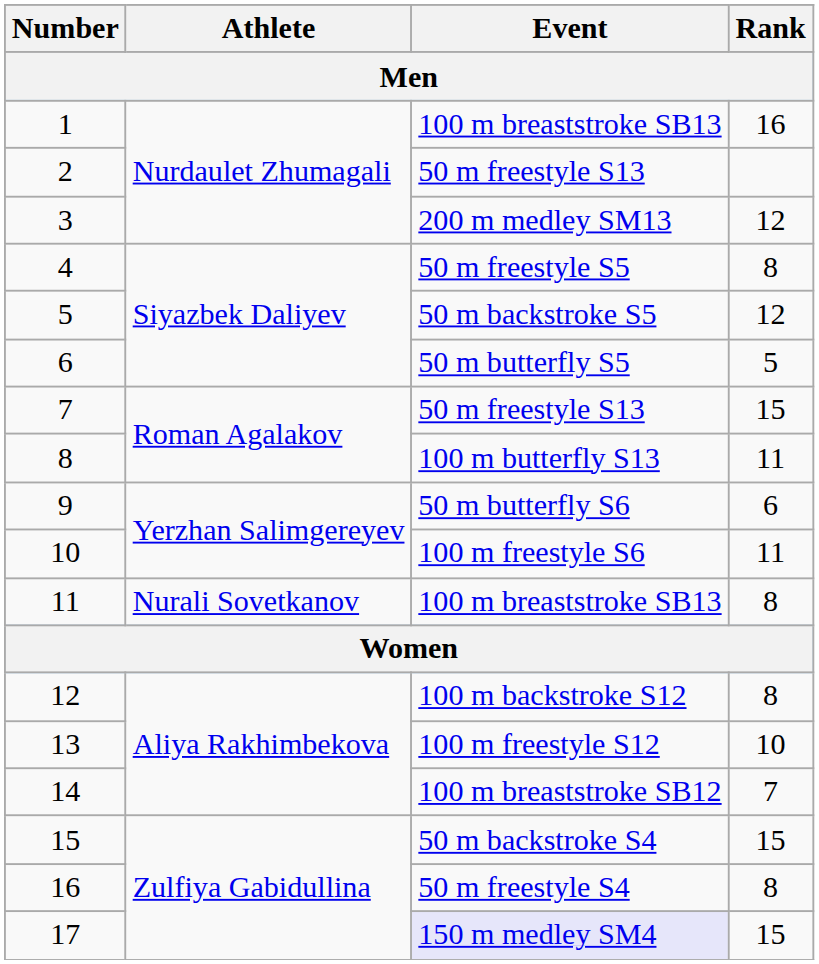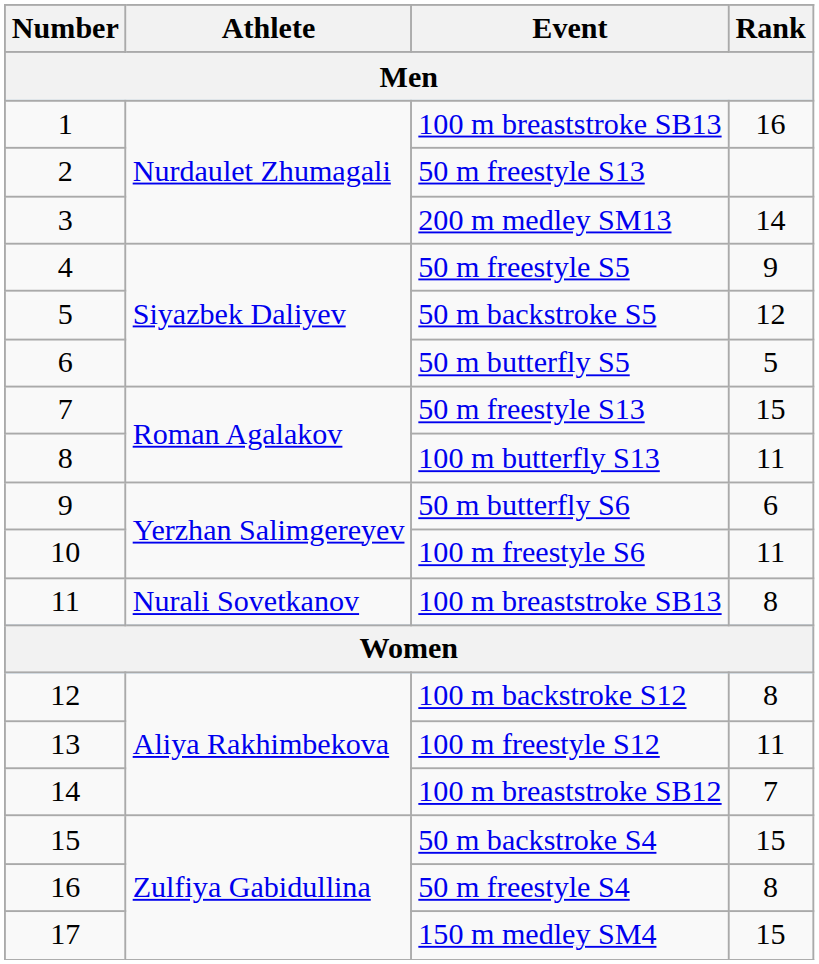(771, 219) 12 -> (771, 219) 14
(771, 266) 8 -> (771, 266) 9
(771, 743) 10 -> (771, 743) 11
(537, 934) lavender background -> (537, 934) no background
